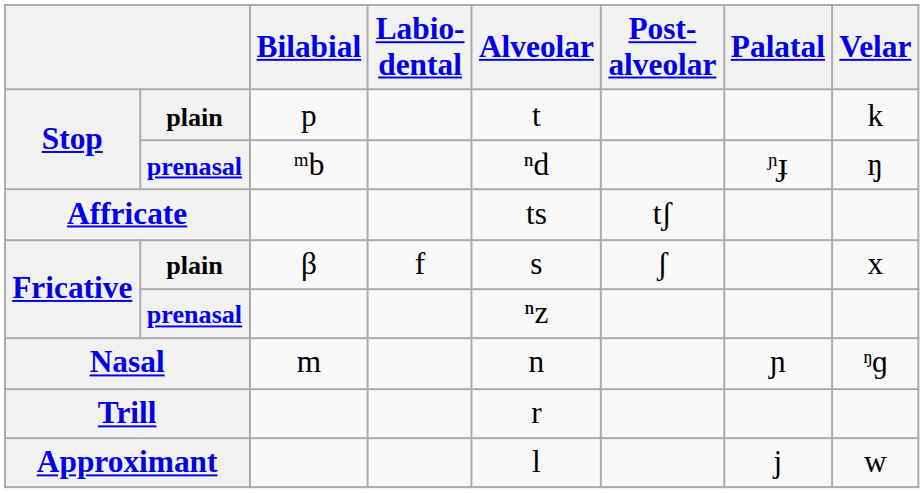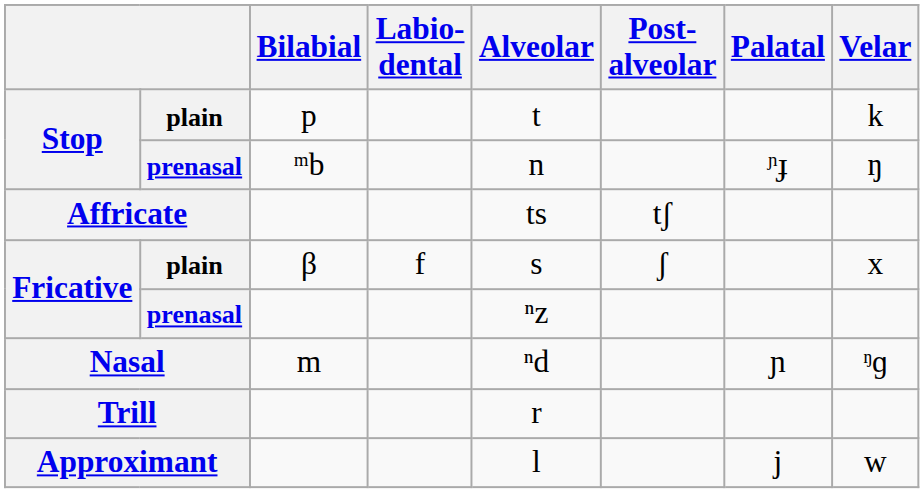(536, 164) ⁿd -> (536, 164) n
(536, 363) n -> (536, 363) ⁿd
